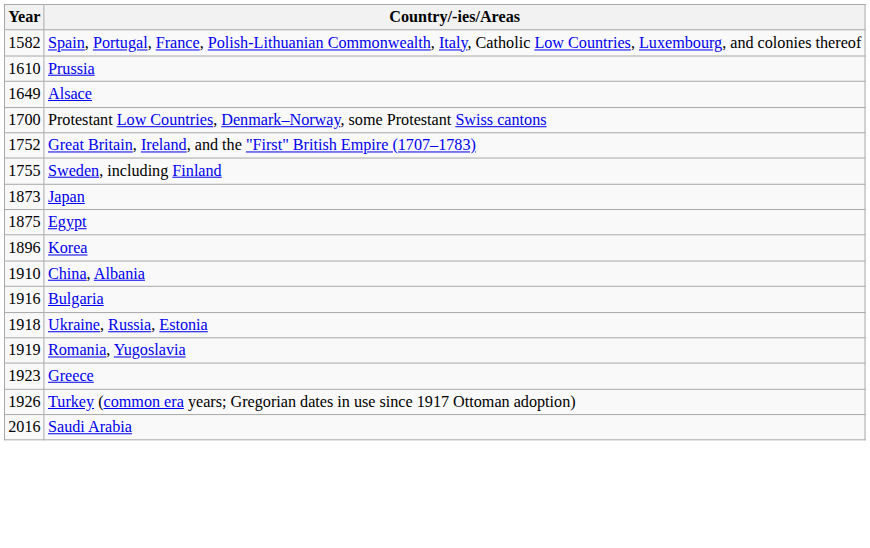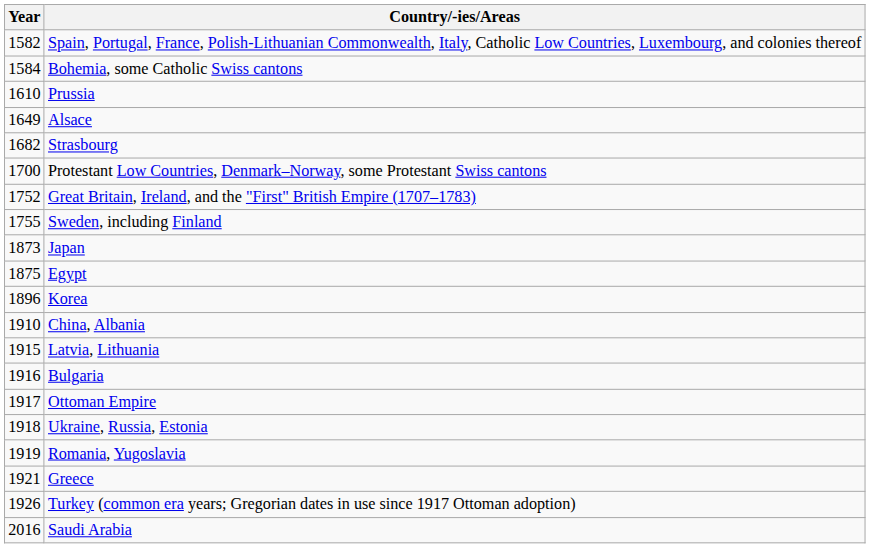+ row: (175, 68)
+ row: (83, 145)
+ row: (104, 350)
+ row: (102, 401)
(24, 376) 1923 -> (24, 478) 1921
